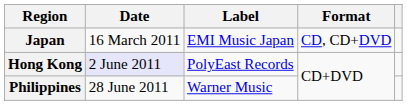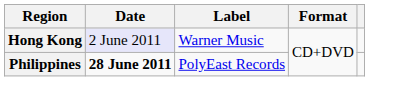- row: (45, 40)
(240, 64) PolyEast Records -> (221, 40) Warner Music
(129, 87) normal -> (130, 64) bold
(230, 87) Warner Music -> (232, 64) PolyEast Records
